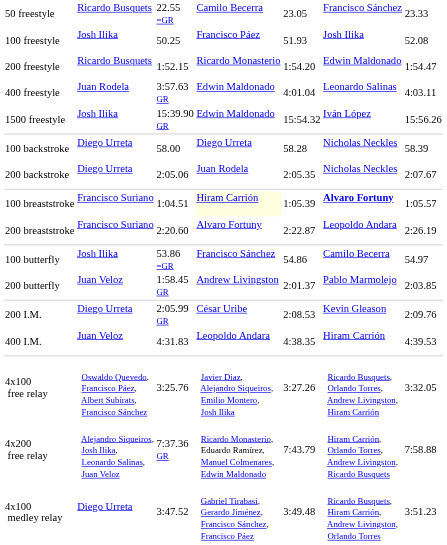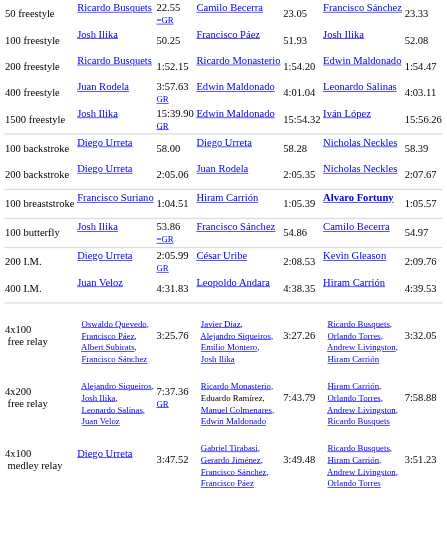(227, 204) lightyellow background -> (227, 204) no background
- row: (40, 230)
- row: (32, 285)
